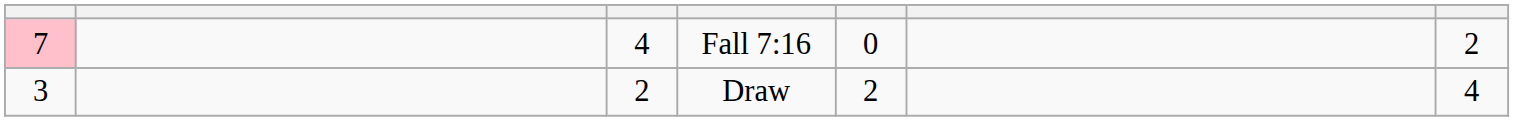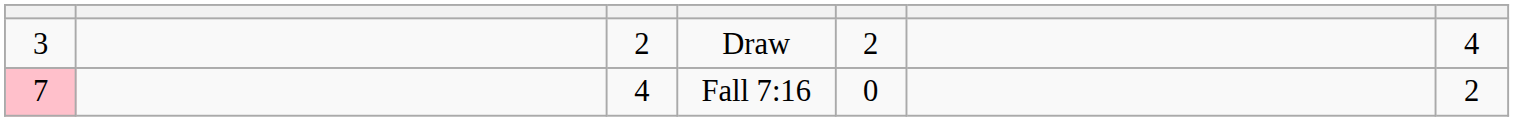rows swapped: (756, 91) <-> (756, 42)
